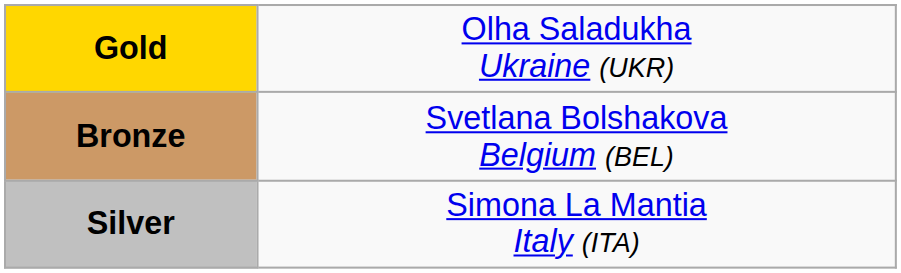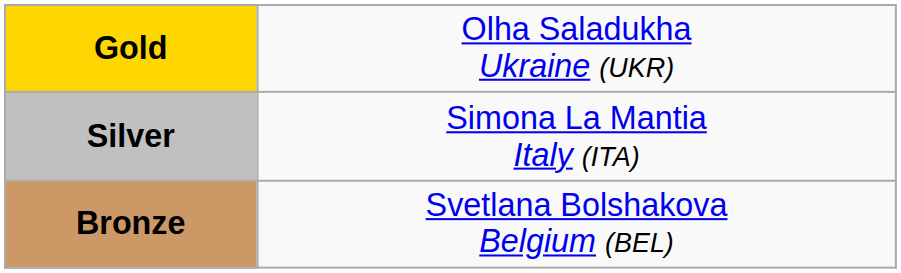rows swapped: (131, 223) <-> (131, 135)
